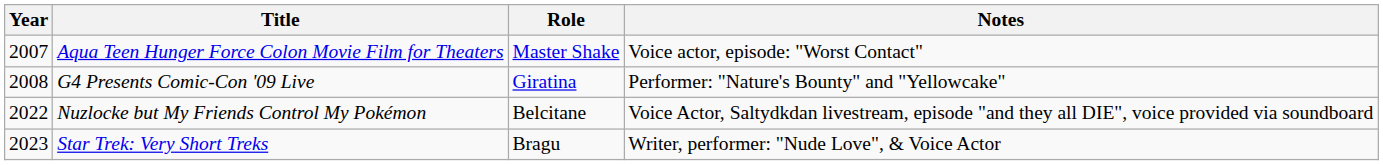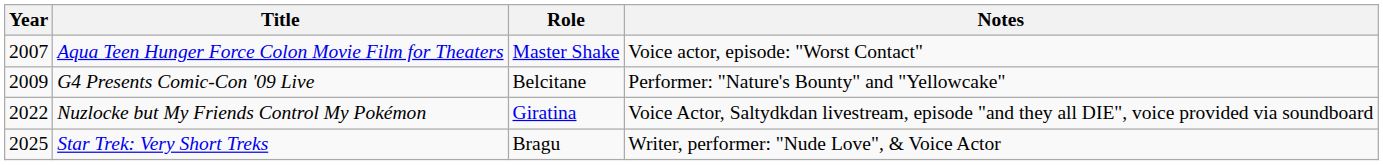(29, 81) 2008 -> (29, 81) 2009
(545, 81) Giratina -> (549, 81) Belcitane
(549, 112) Belcitane -> (545, 112) Giratina
(29, 143) 2023 -> (29, 143) 2025
